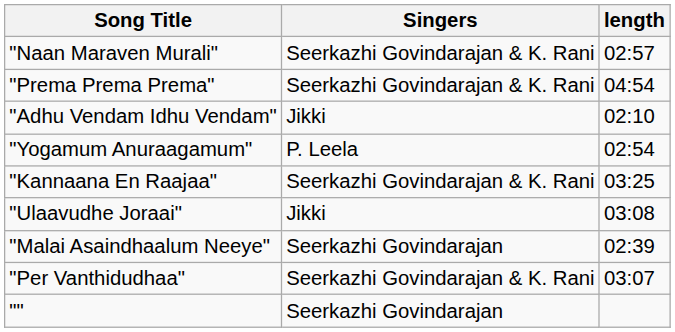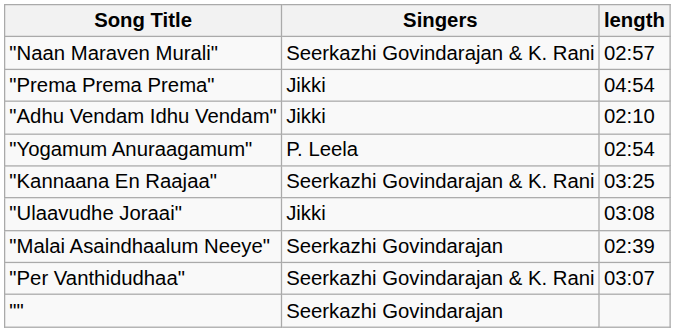(440, 85) Seerkazhi Govindarajan & K. Rani -> (306, 85) Jikki
